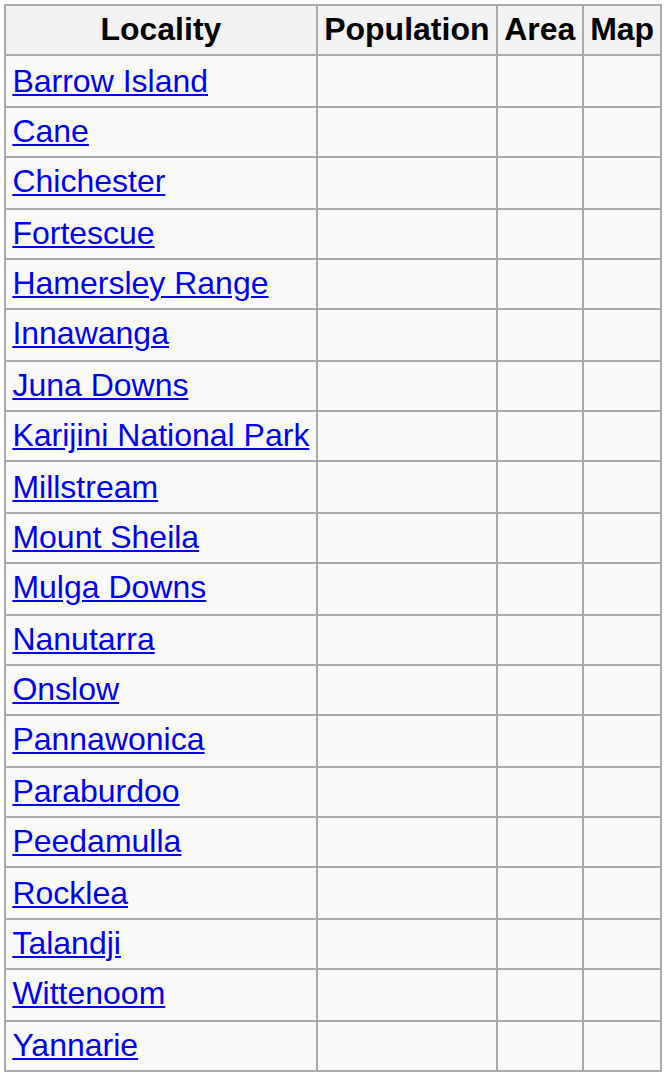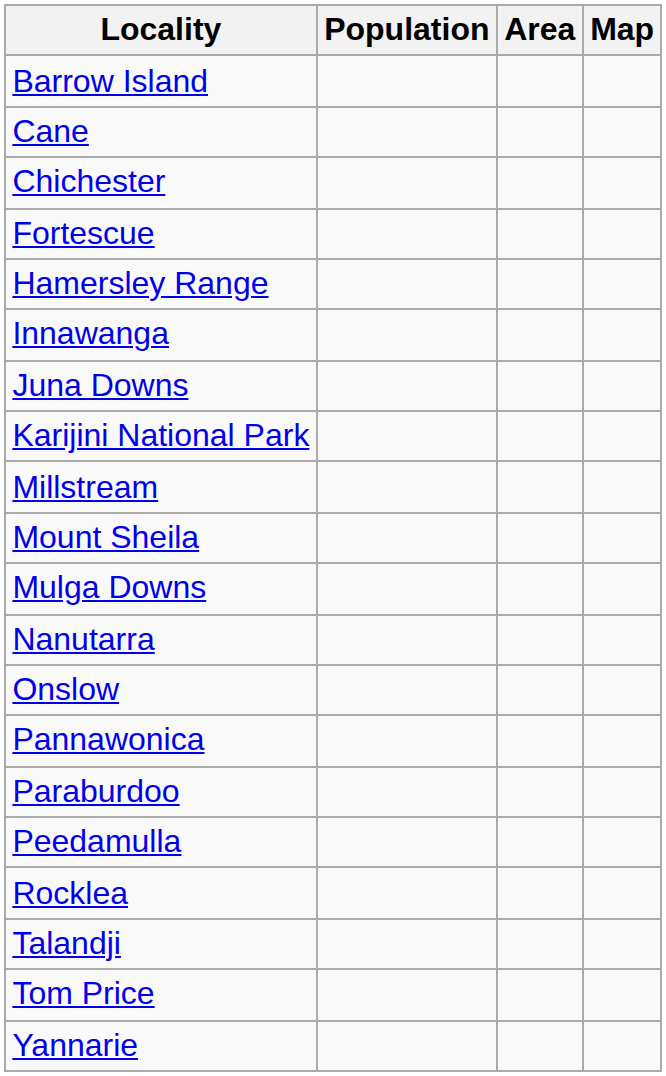+ row: (84, 994)
- row: (89, 994)
